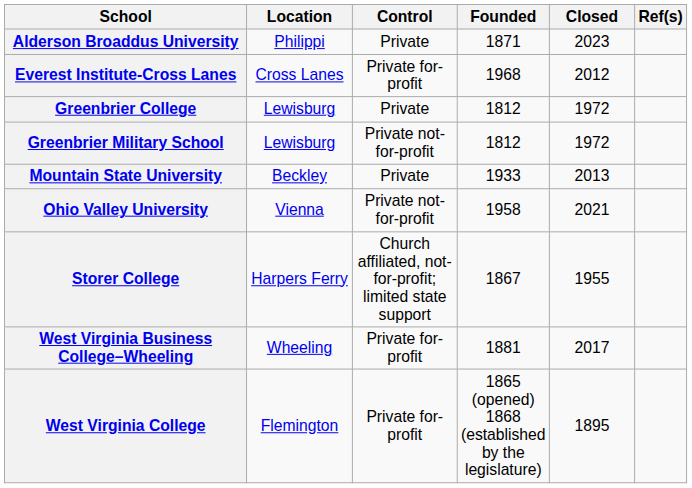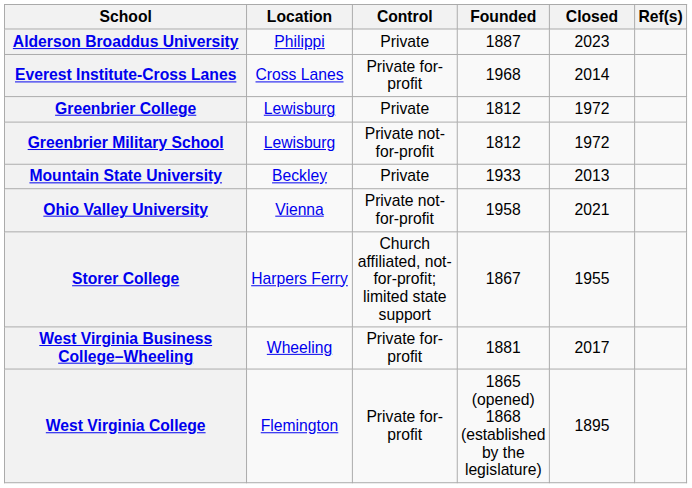(503, 41) 1871 -> (503, 41) 1887
(592, 75) 2012 -> (592, 75) 2014
